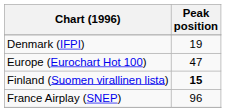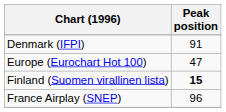(196, 44) 19 -> (196, 44) 91
